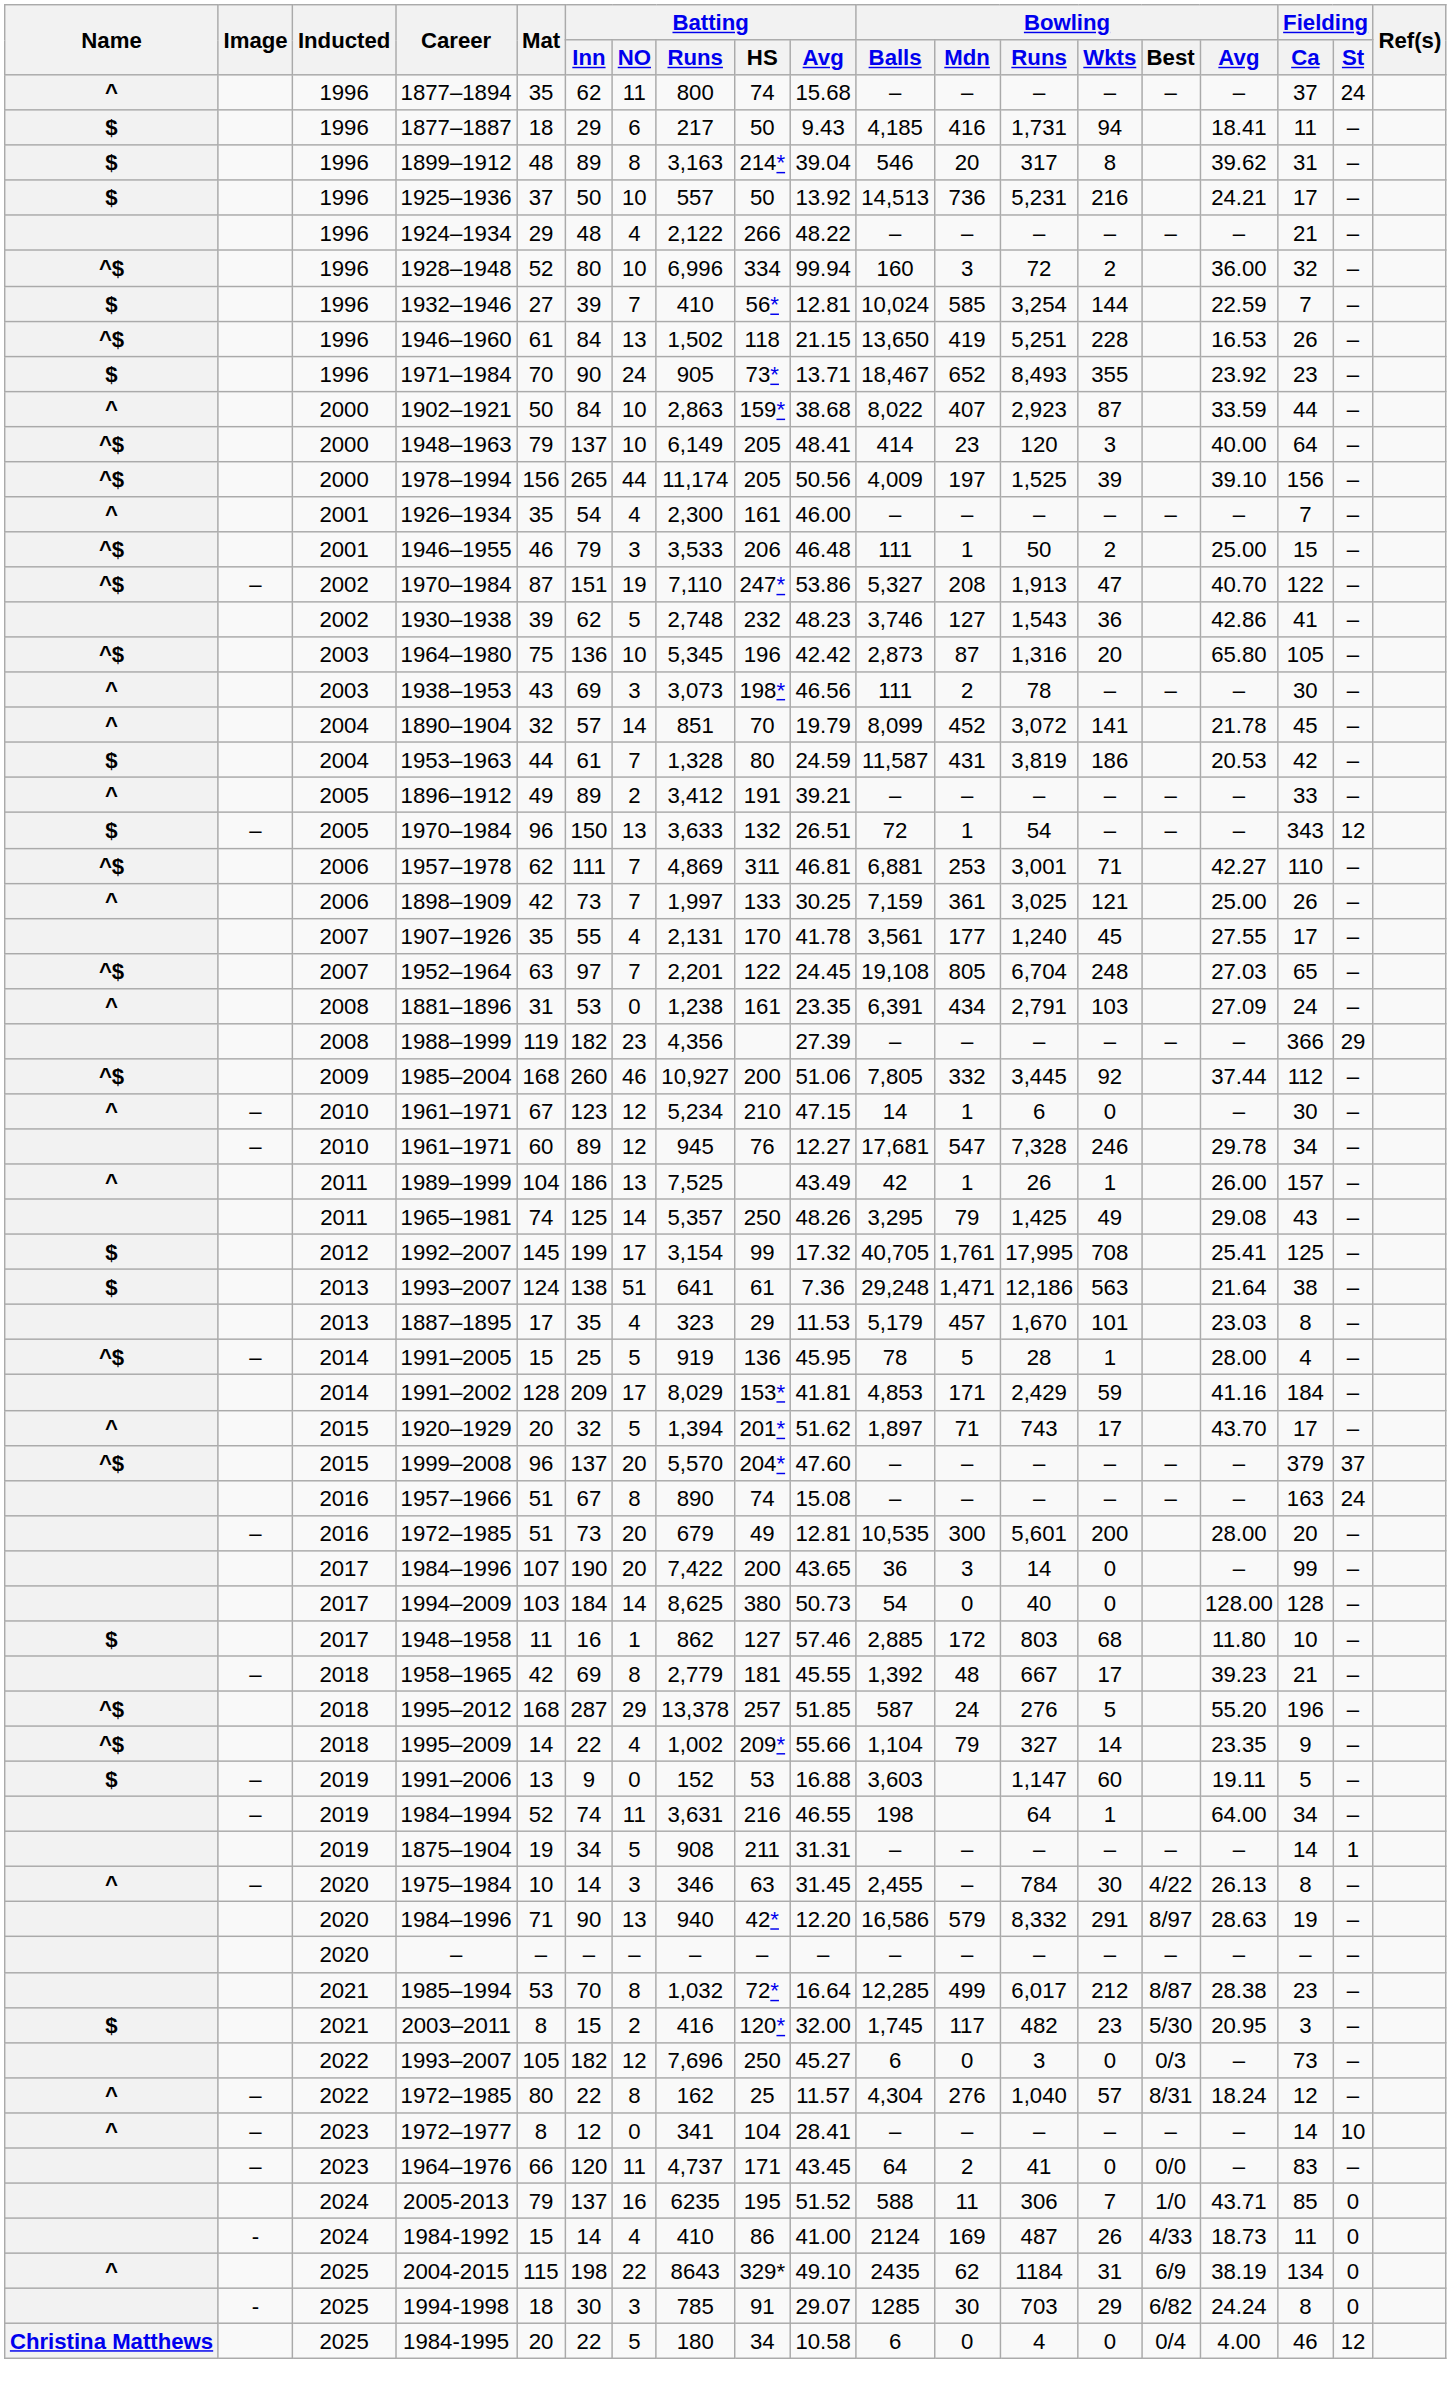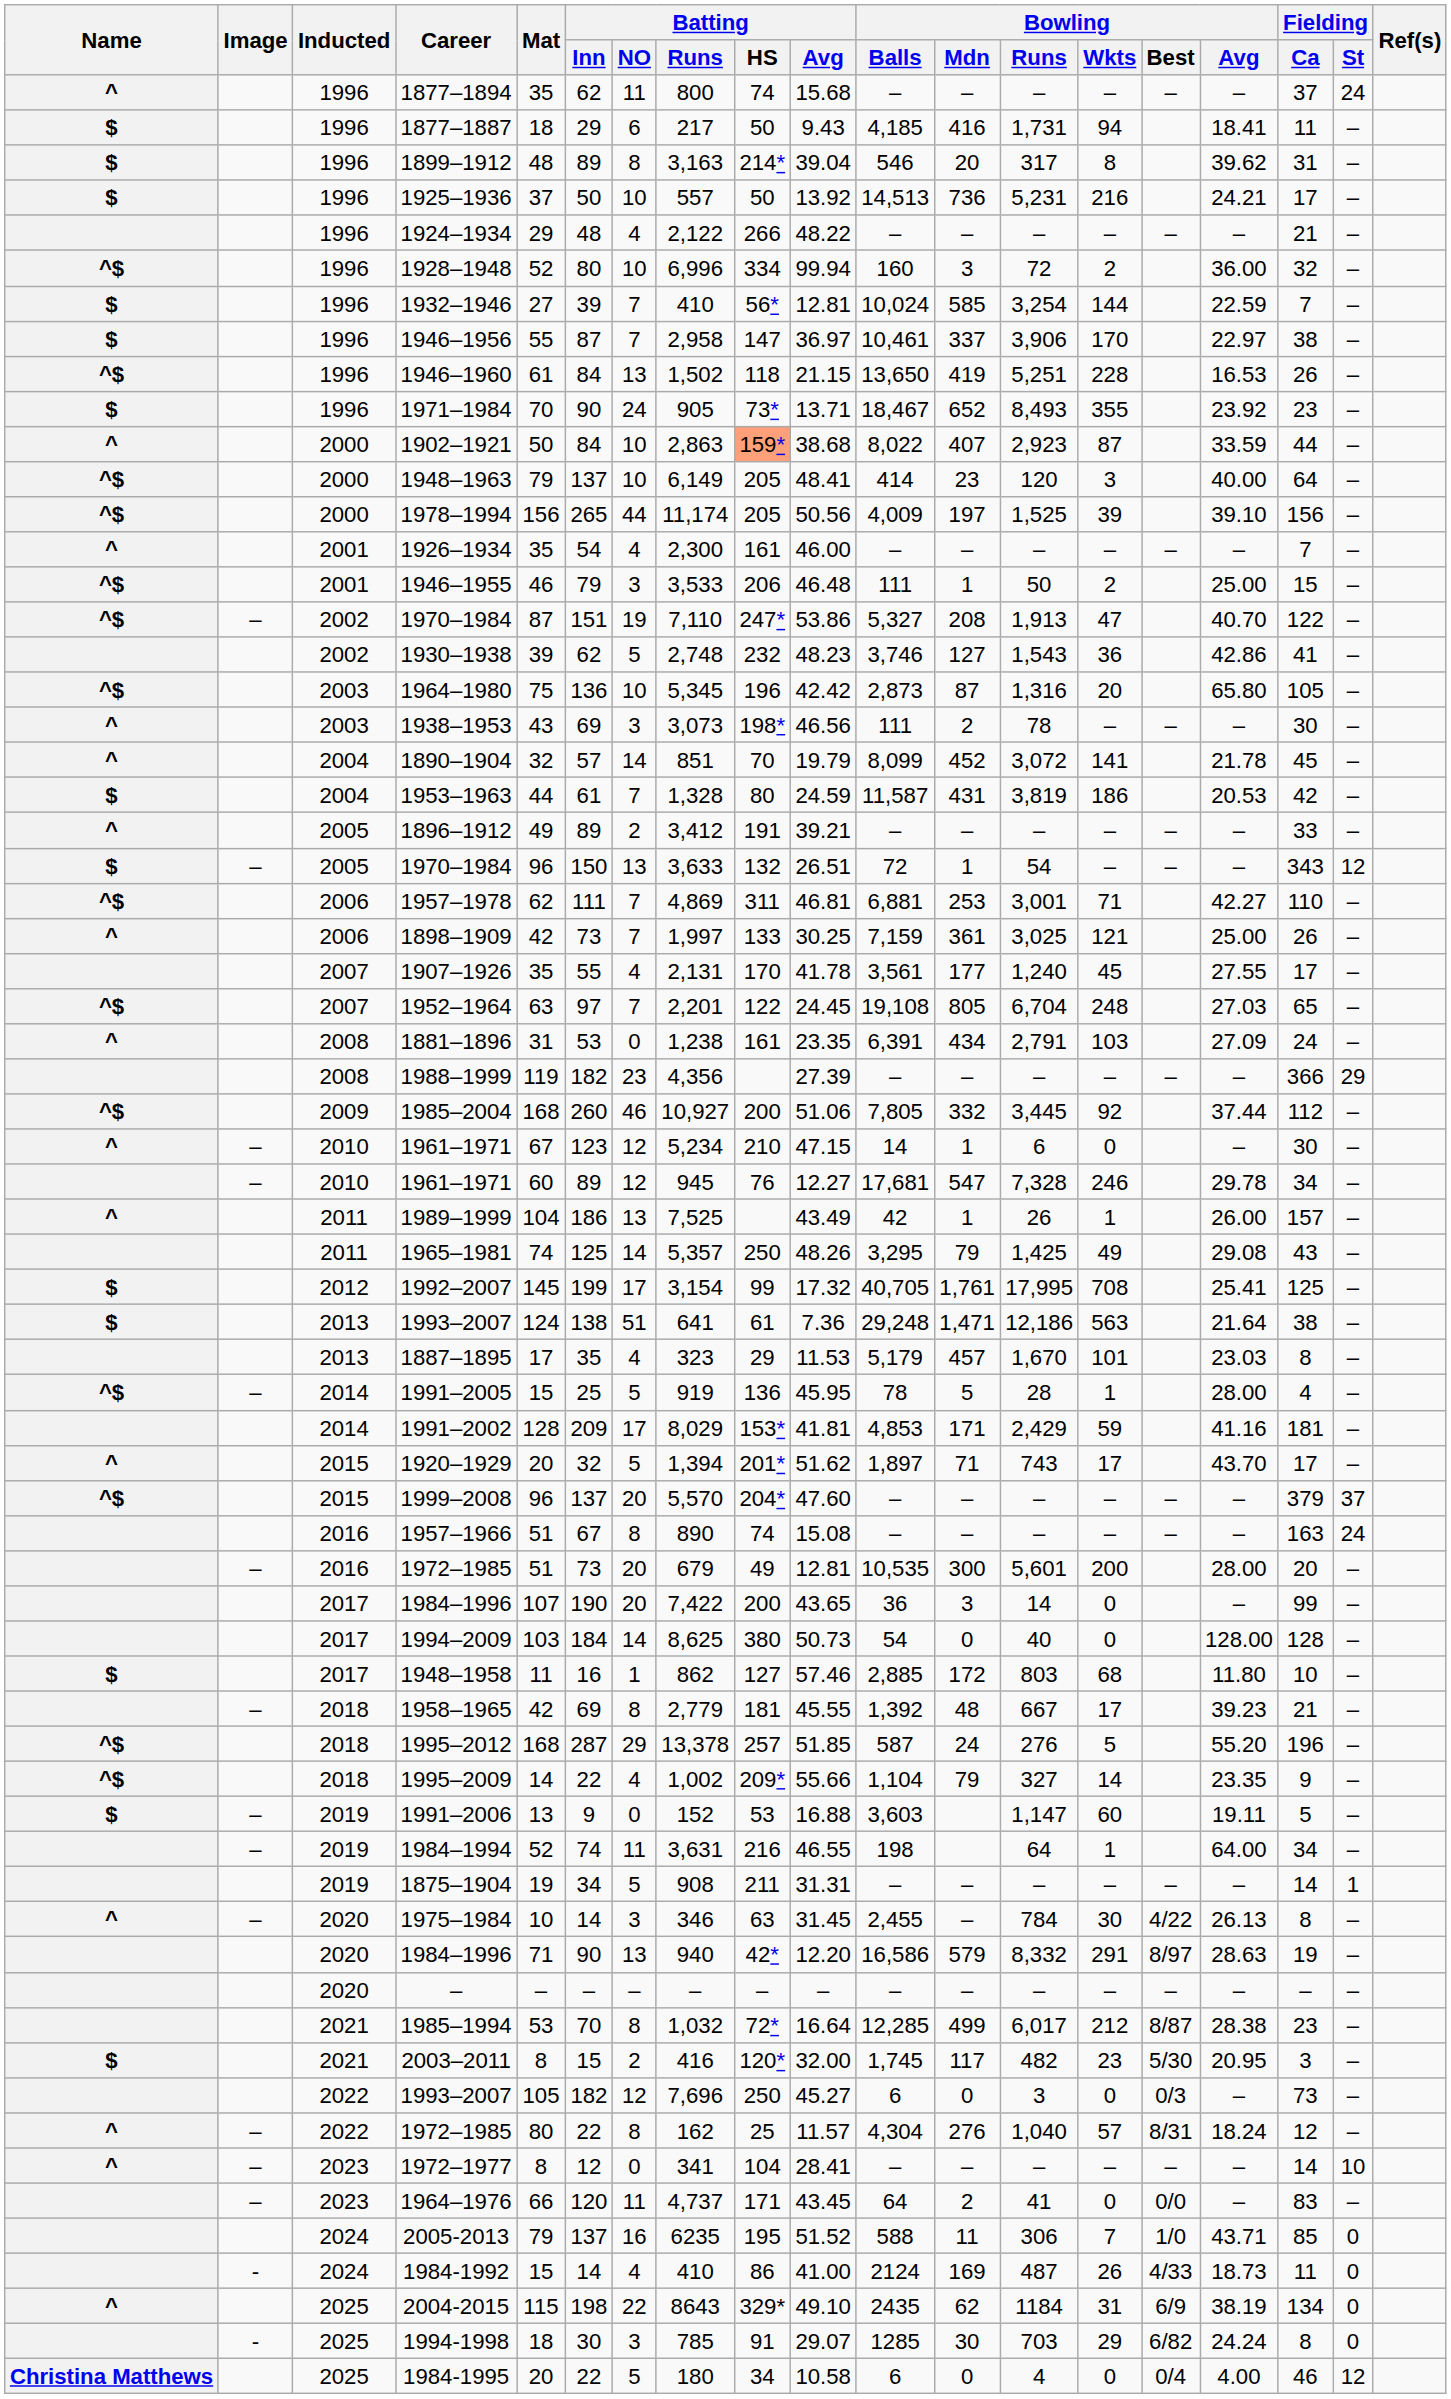+ row: (344, 339)
(762, 409) no background -> (762, 444) lightsalmon background
(1305, 1393) 184 -> (1305, 1428) 181
